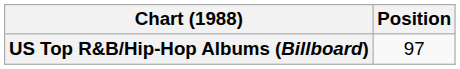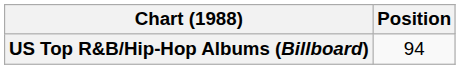(414, 49) 97 -> (414, 49) 94
